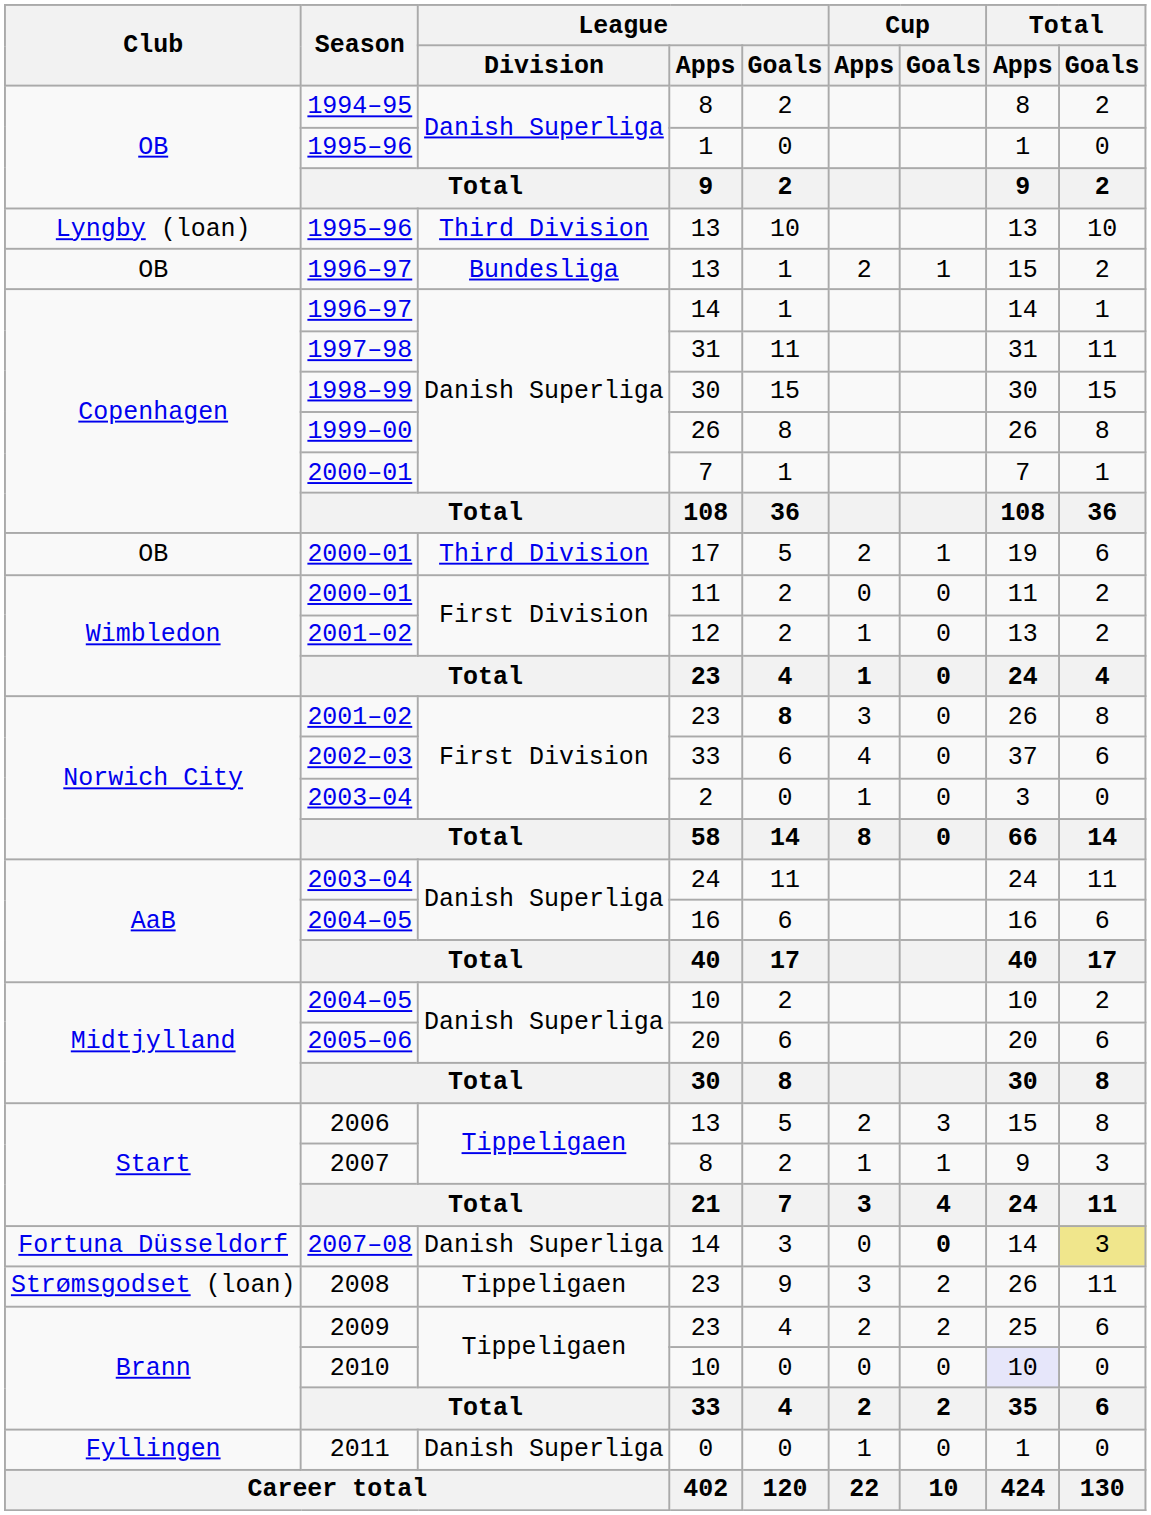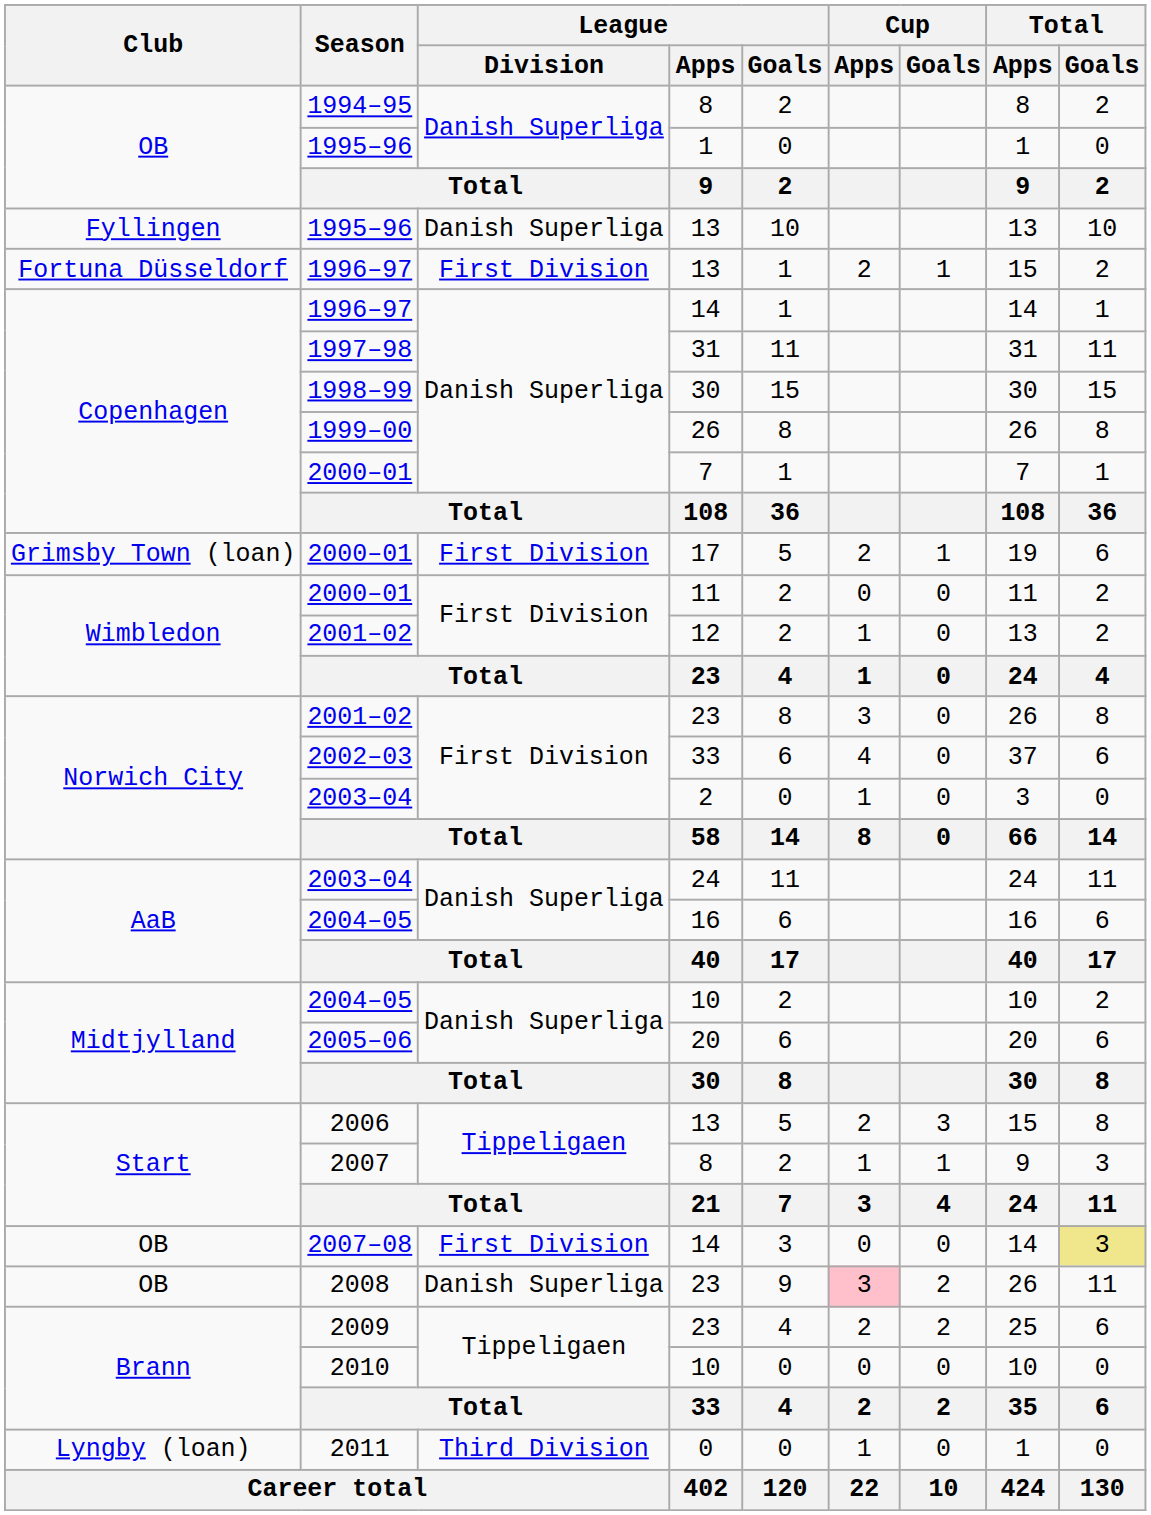(153, 229) Lyngby (loan) -> (153, 229) Fyllingen
(544, 229) Third Division -> (544, 229) Danish Superliga
(153, 269) OB -> (153, 269) Fortuna Düsseldorf
(544, 269) Bundesliga -> (544, 269) First Division
(153, 554) OB -> (153, 554) Grimsby Town (loan)
(544, 554) Third Division -> (544, 554) First Division
(785, 717) bold -> (785, 717) normal
(153, 1246) Fortuna Düsseldorf -> (153, 1246) OB
(544, 1246) Danish Superliga -> (544, 1246) First Division
(944, 1246) bold -> (944, 1246) normal
(153, 1286) Strømsgodset (loan) -> (153, 1286) OB
(544, 1286) Tippeligaen -> (544, 1286) Danish Superliga
(864, 1286) no background -> (864, 1286) pink background
(1023, 1368) lavender background -> (1023, 1368) no background
(153, 1449) Fyllingen -> (153, 1449) Lyngby (loan)
(544, 1449) Danish Superliga -> (544, 1449) Third Division
